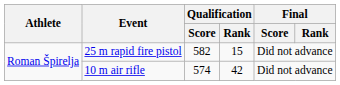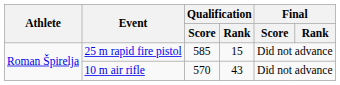(202, 52) 582 -> (202, 52) 585
(202, 71) 574 -> (202, 71) 570
(237, 71) 42 -> (237, 71) 43
